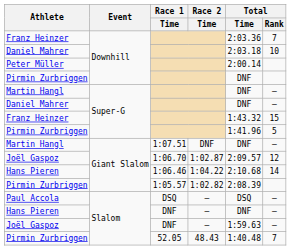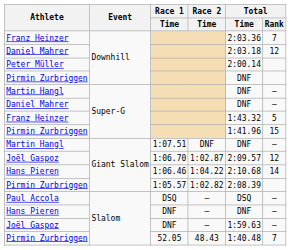(274, 51) 10 -> (274, 51) 12
(274, 118) 15 -> (274, 118) 5
(274, 131) 5 -> (274, 131) 15
